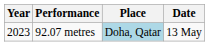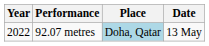(19, 31) 2023 -> (19, 31) 2022
